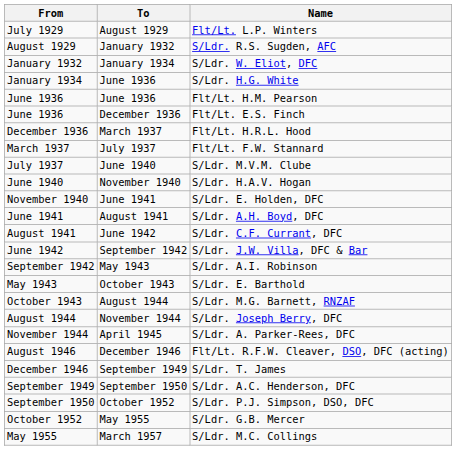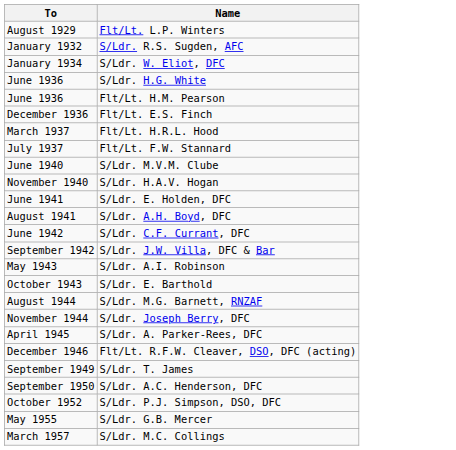- column: (51, 13)
